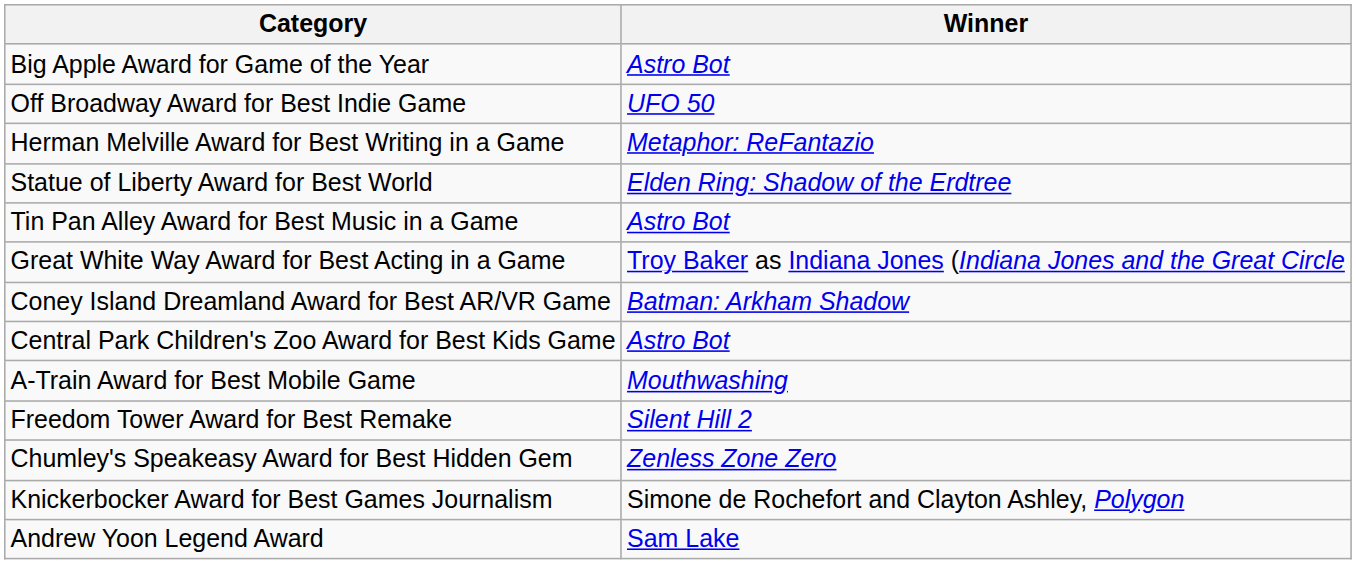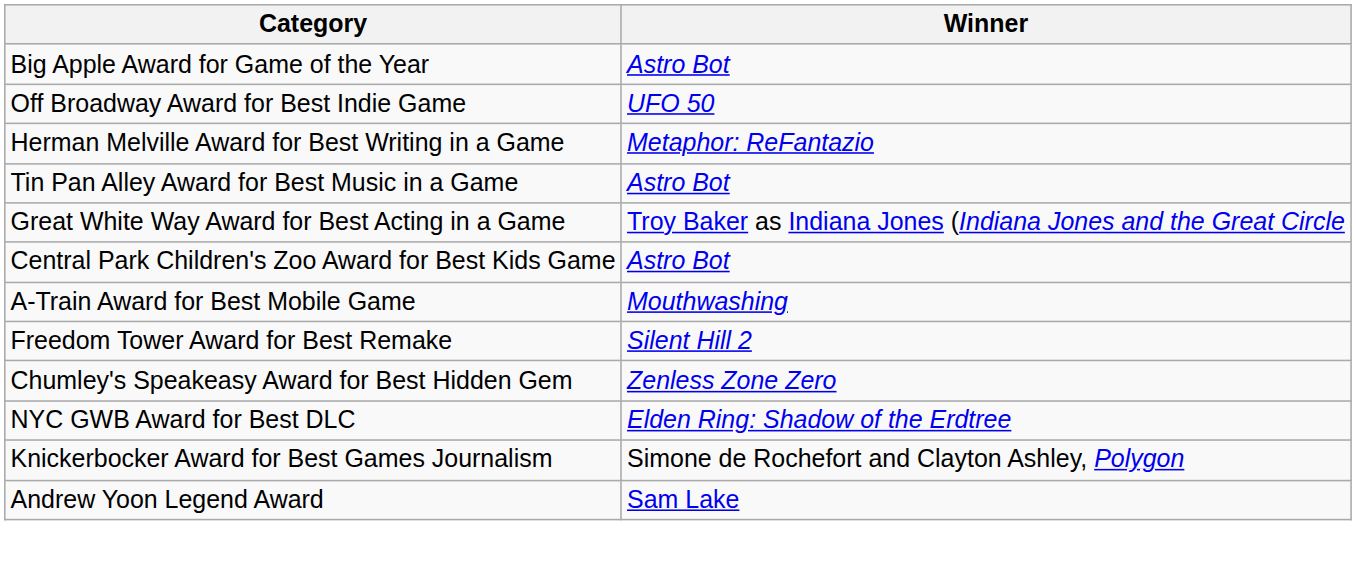- row: (222, 182)
- row: (311, 301)
+ row: (183, 420)
